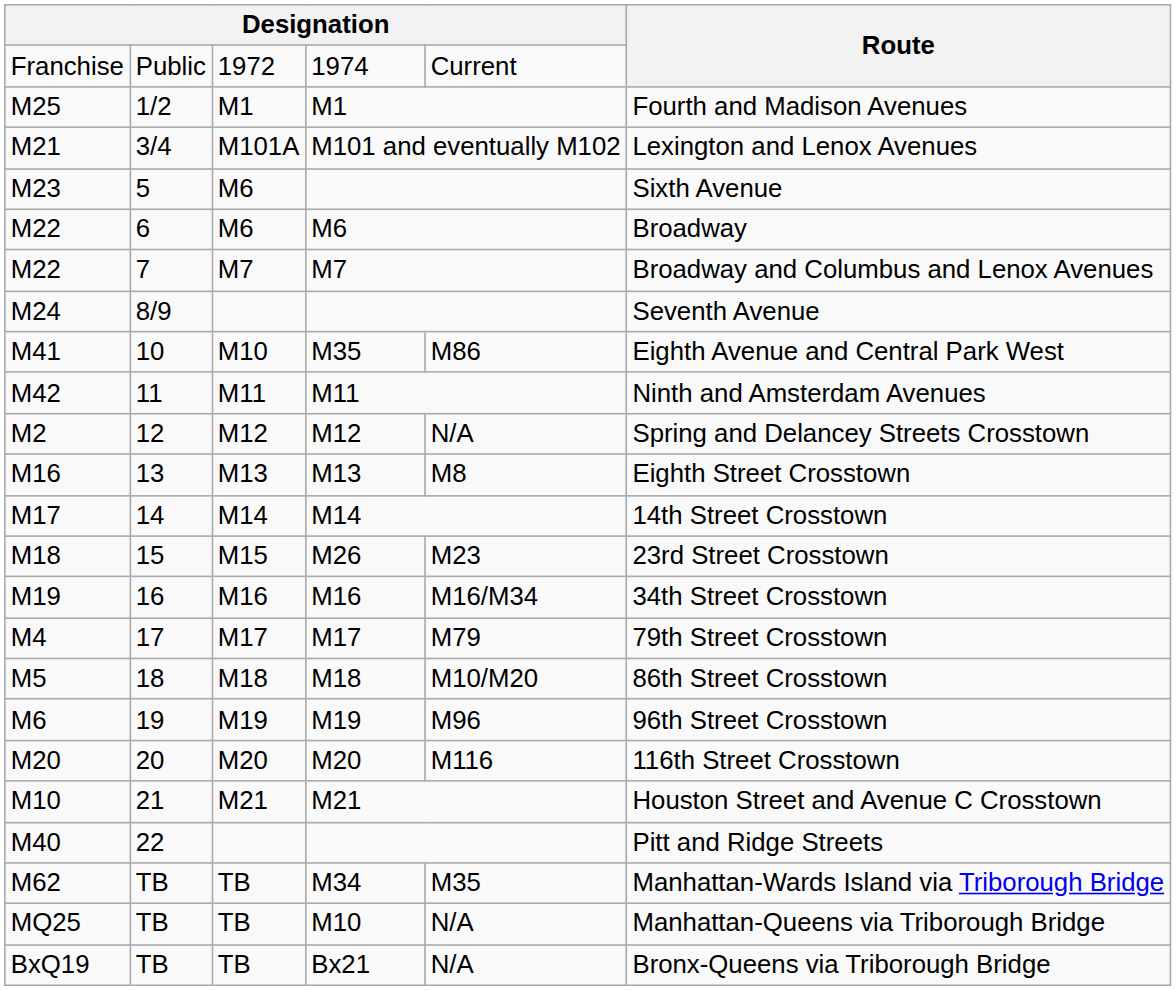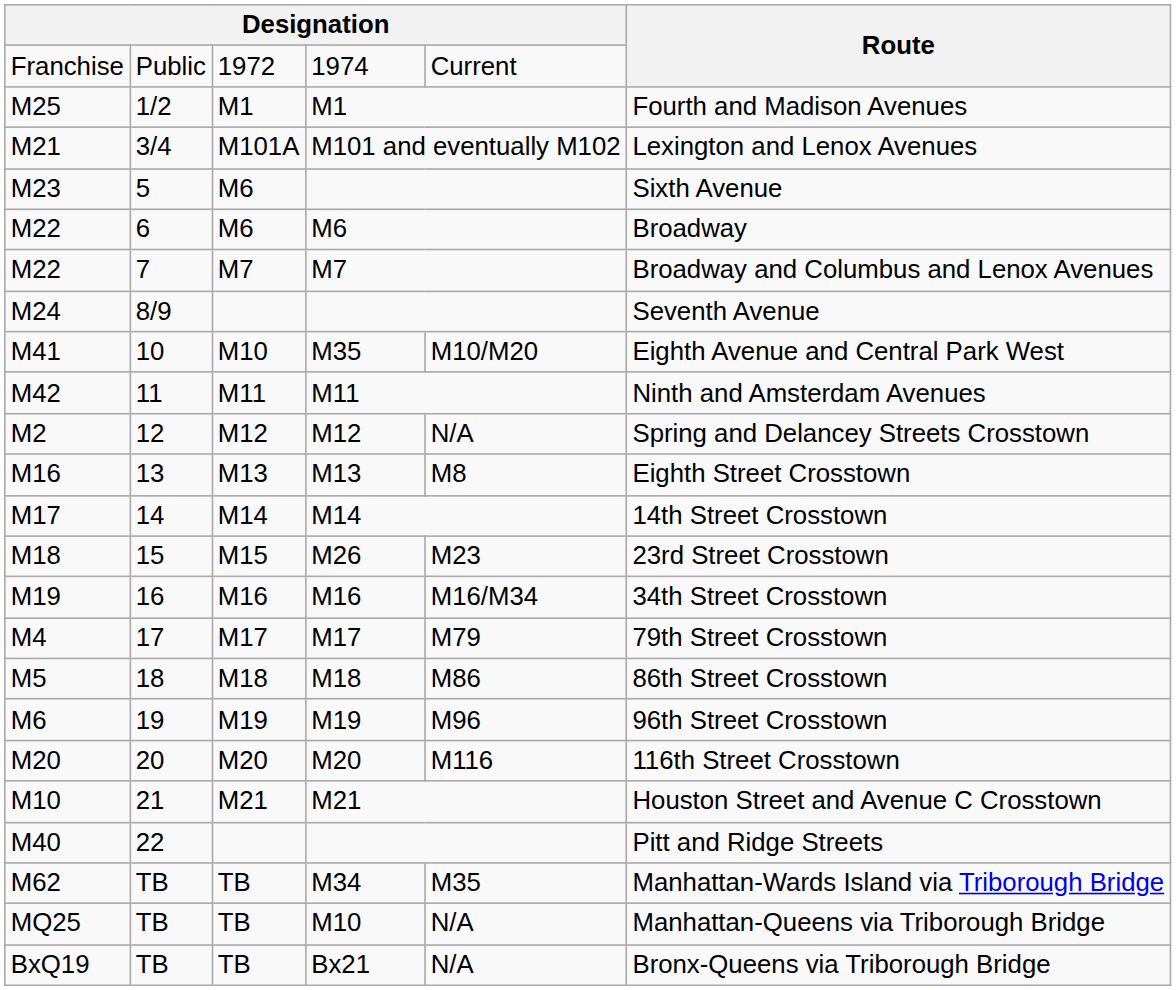(456, 351) M86 -> (484, 351) M10/M20
(484, 678) M10/M20 -> (456, 678) M86
